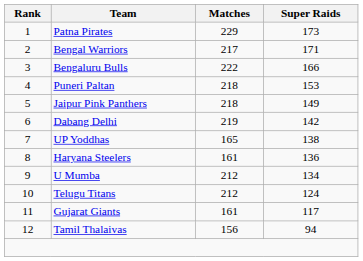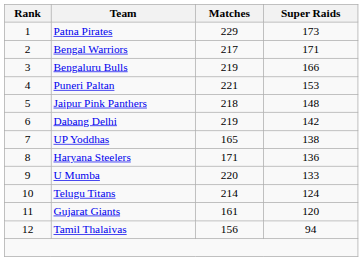(229, 67) 222 -> (229, 67) 219
(229, 85) 218 -> (229, 85) 221
(311, 103) 149 -> (311, 103) 148
(229, 157) 161 -> (229, 157) 171
(229, 175) 212 -> (229, 175) 220
(311, 175) 134 -> (311, 175) 133
(229, 193) 212 -> (229, 193) 214
(311, 211) 117 -> (311, 211) 120
